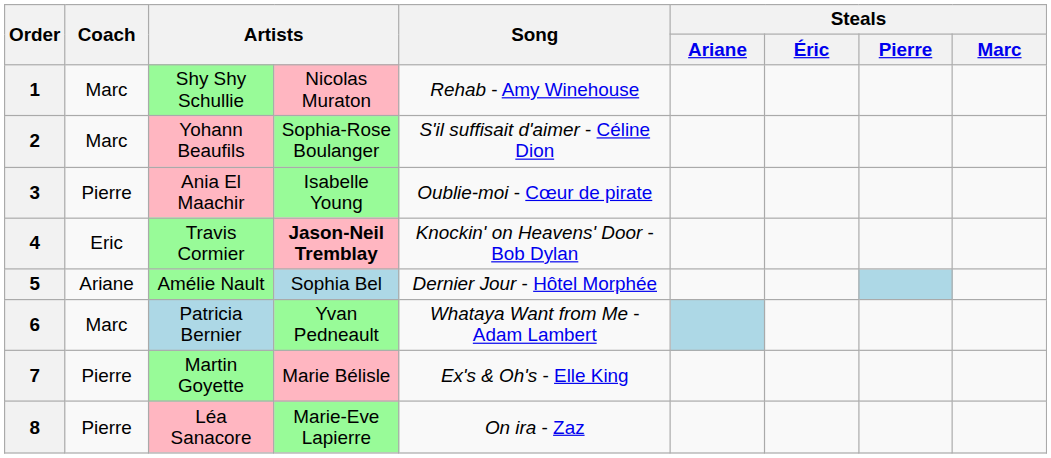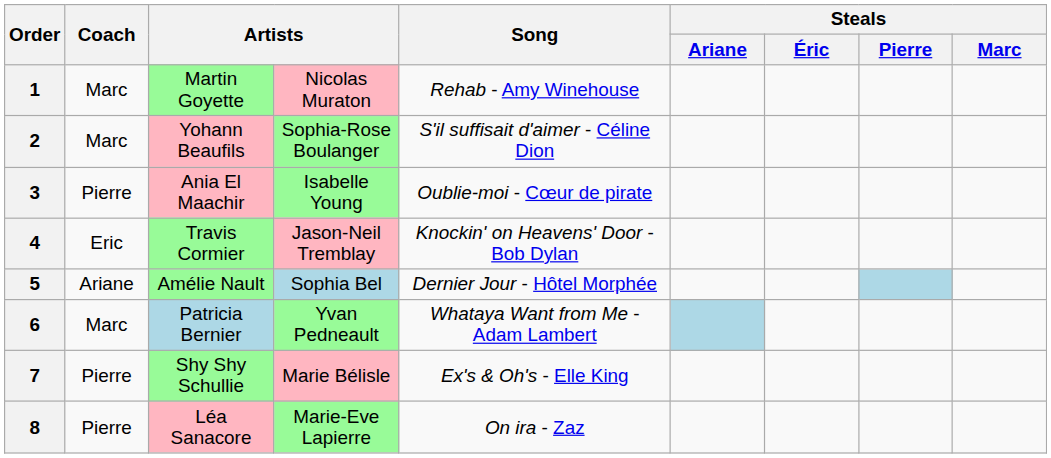(211, 89) Shy Shy Schullie -> (211, 89) Martin Goyette
(336, 243) bold -> (336, 243) normal
(211, 375) Martin Goyette -> (211, 375) Shy Shy Schullie
